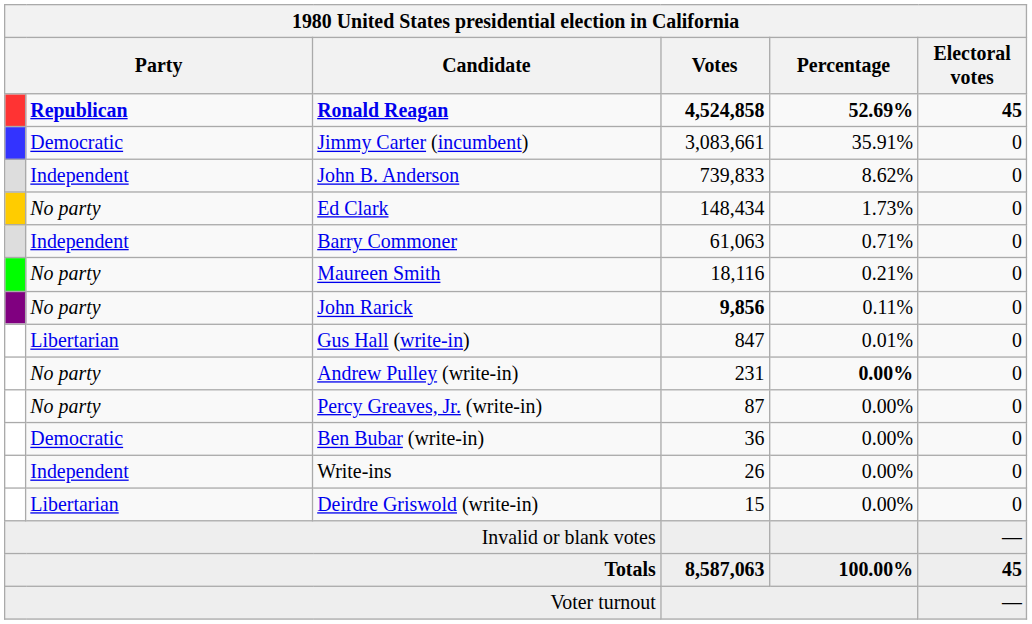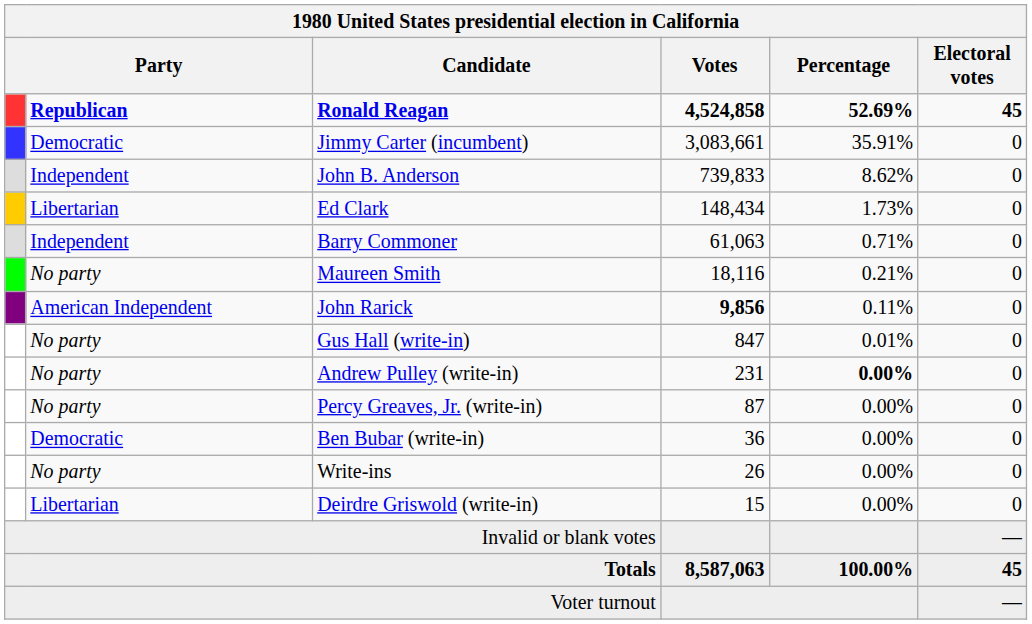(65, 208) No party -> (75, 208) Libertarian
(65, 307) No party -> (121, 307) American Independent
(75, 340) Libertarian -> (65, 340) No party
(79, 471) Independent -> (65, 471) No party
